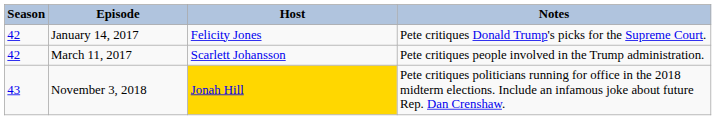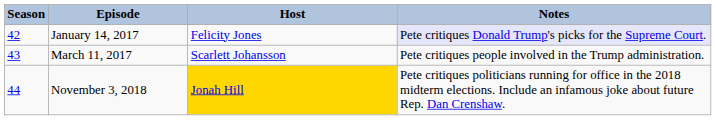(553, 34) no background -> (553, 34) lavender background
(14, 55) 42 -> (14, 55) 43
(14, 89) 43 -> (14, 89) 44
